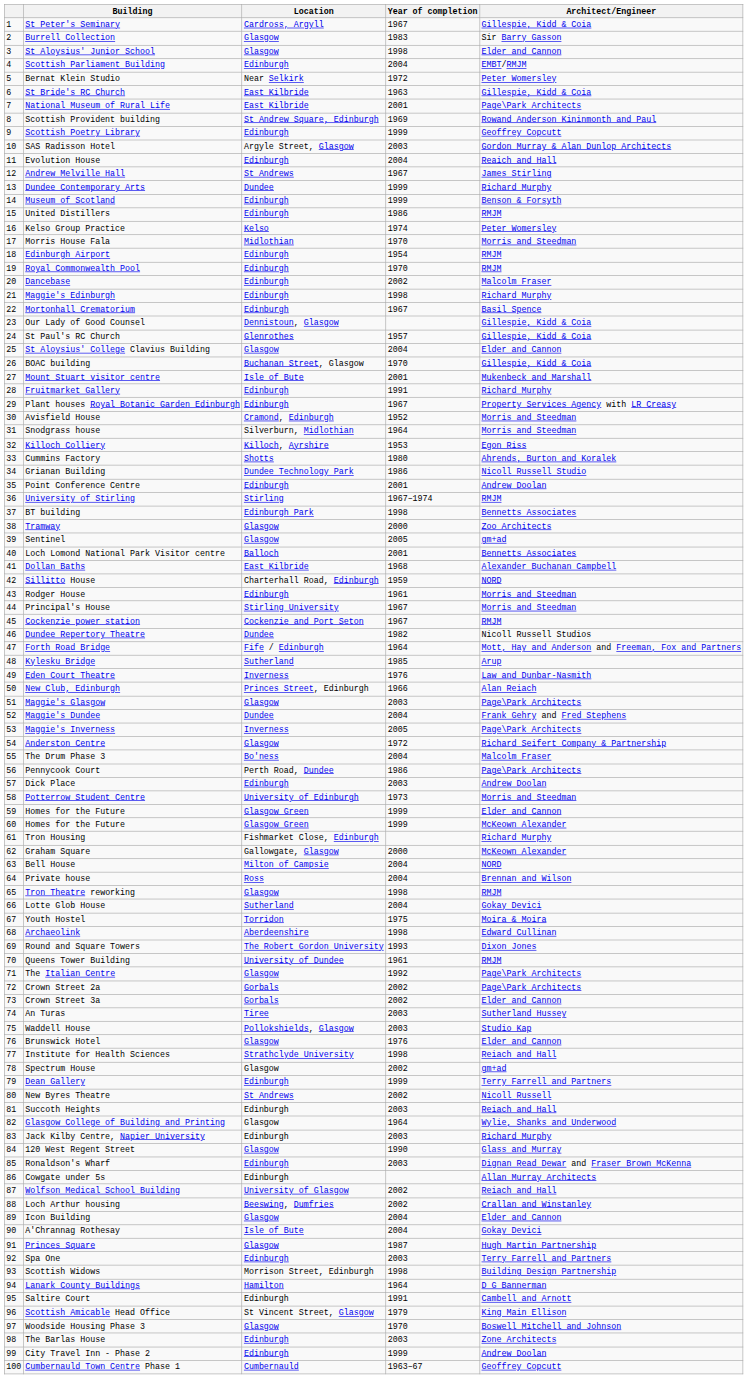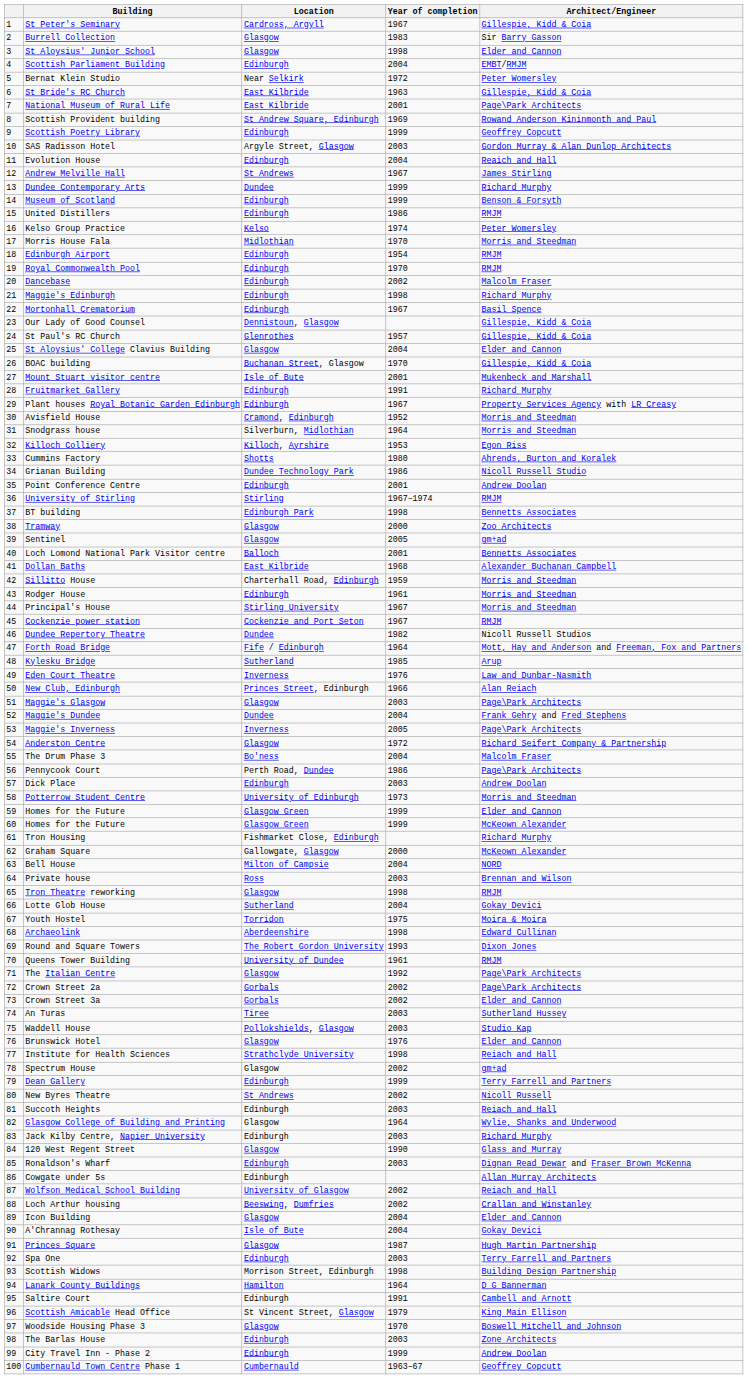(491, 581) NORD -> (529, 581) Morris and Steedman
(398, 879) 2004 -> (398, 879) 2003
